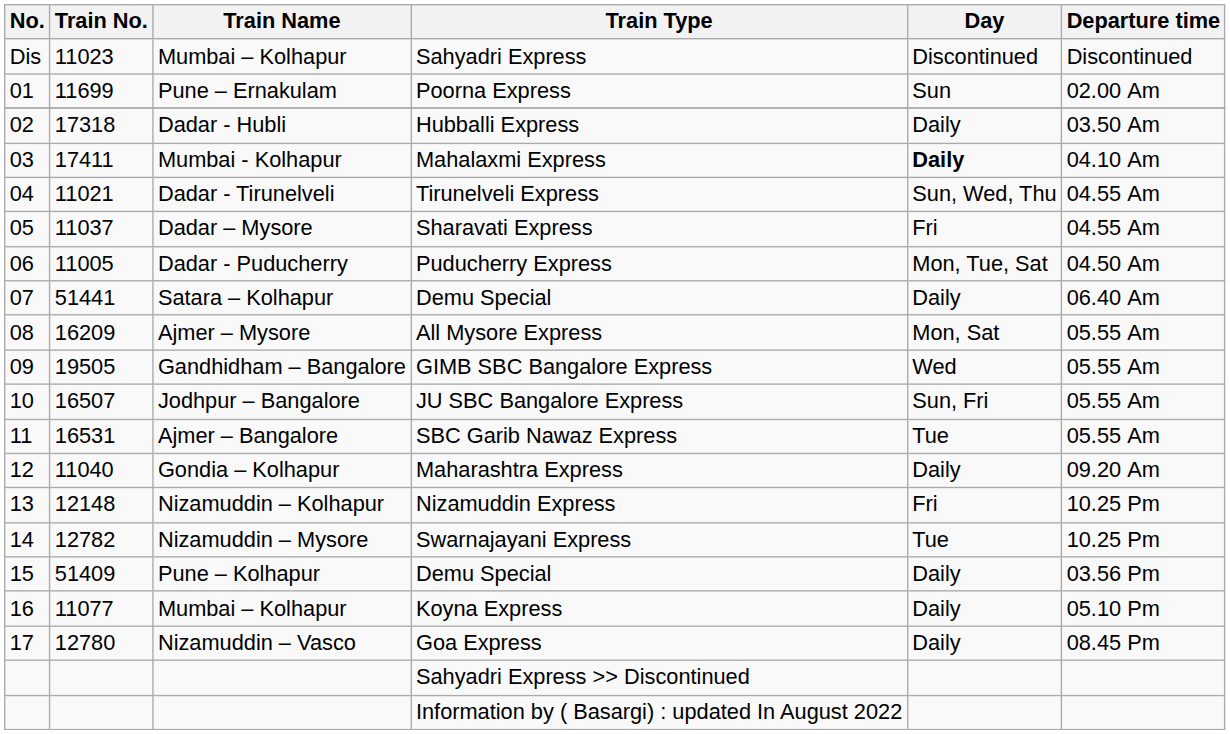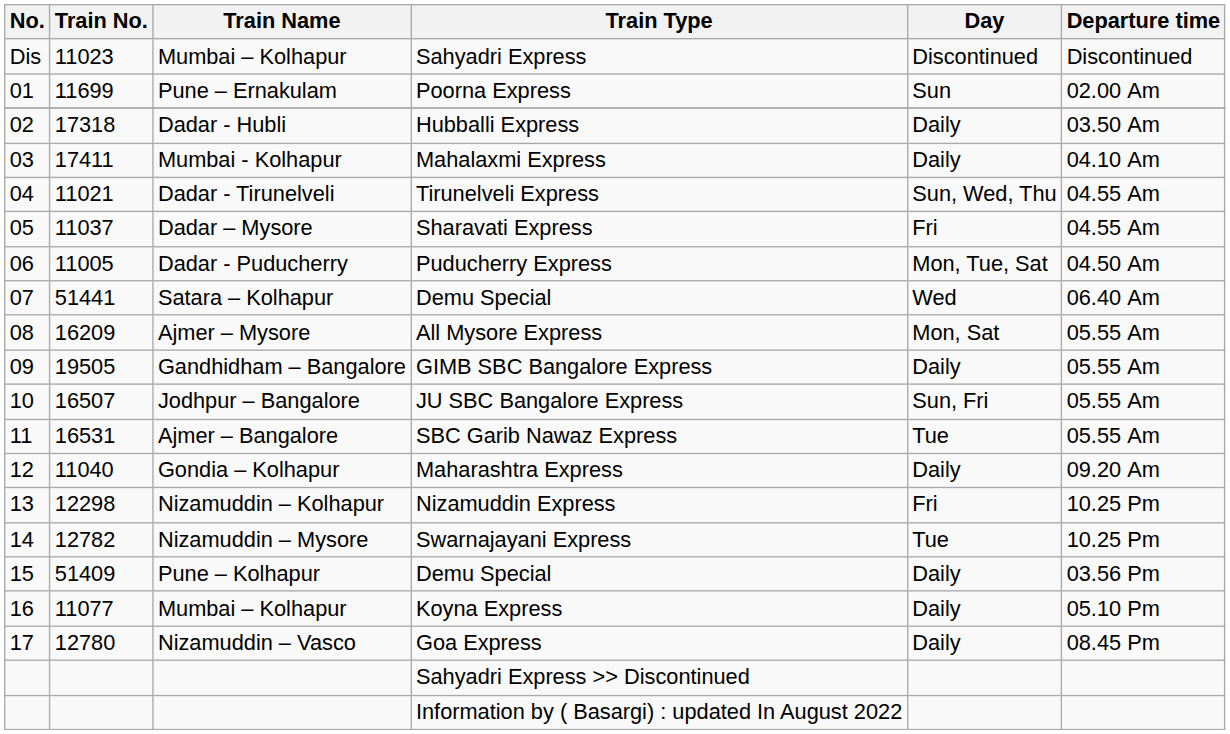(938, 159) bold -> (936, 159) normal
(936, 297) Daily -> (934, 297) Wed
(934, 366) Wed -> (936, 366) Daily
(85, 504) 12148 -> (85, 504) 12298
